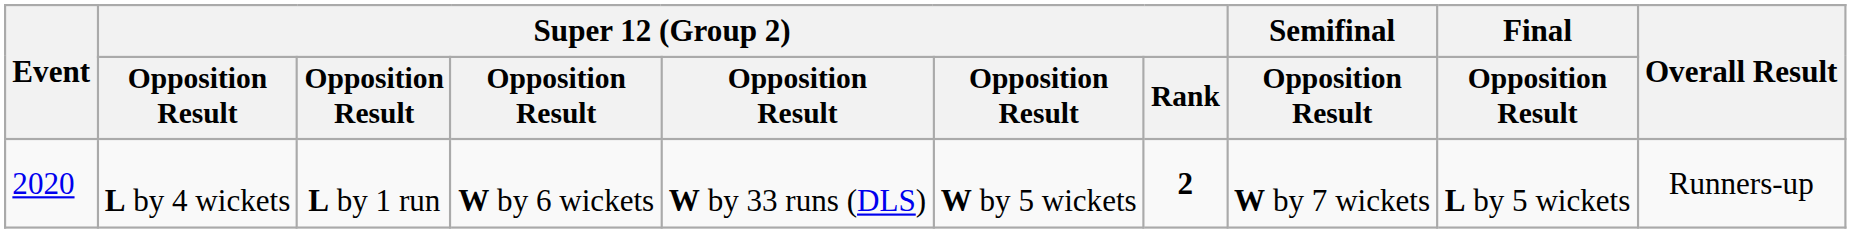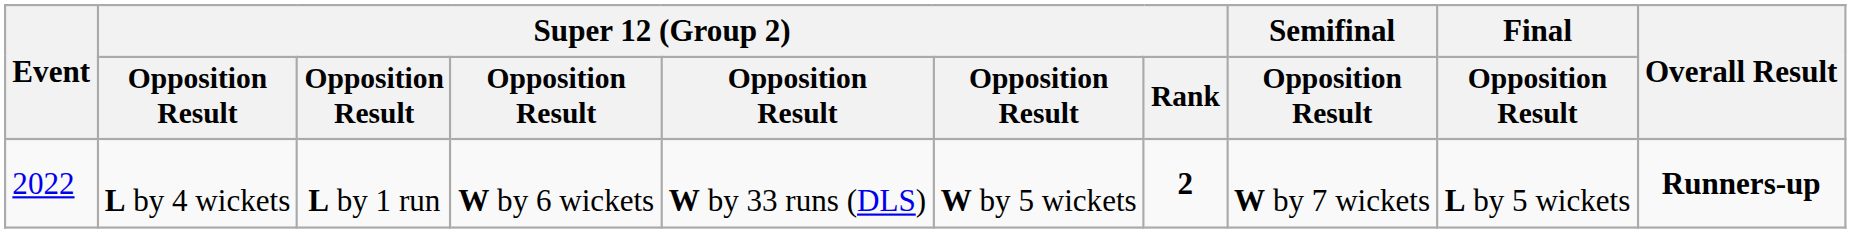(43, 183) 2020 -> (43, 183) 2022
(1741, 183) normal -> (1741, 183) bold
